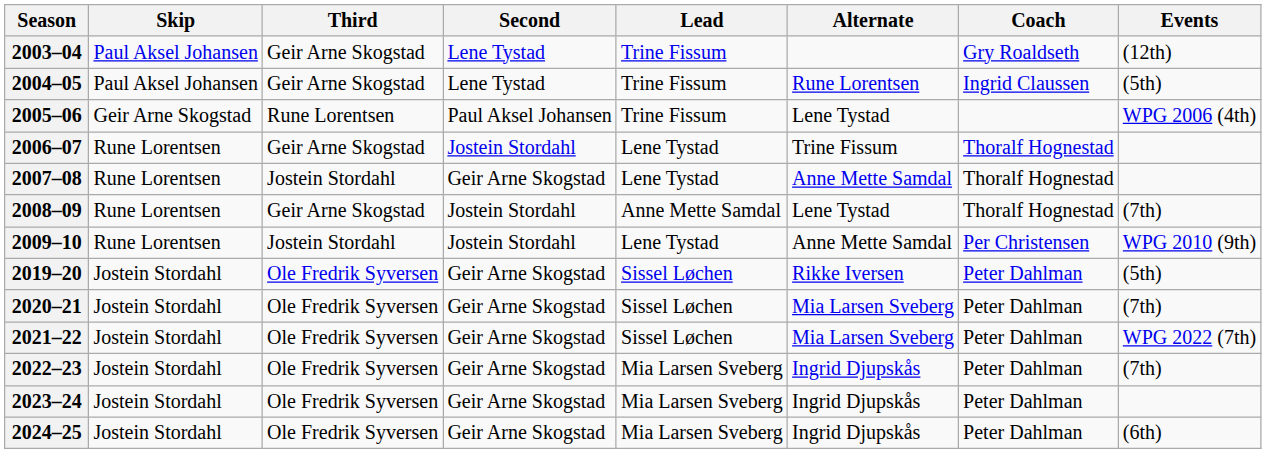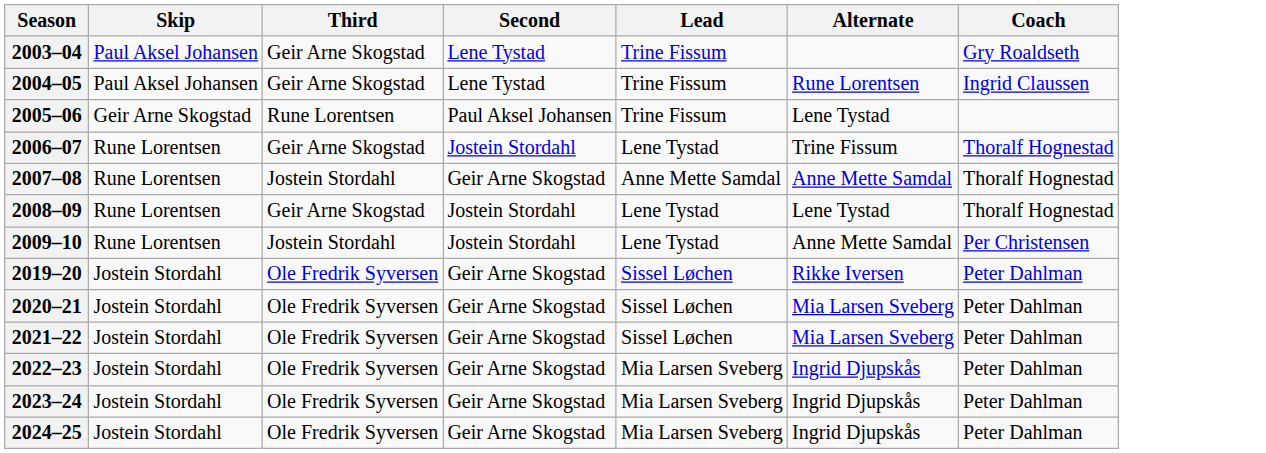- column: (1190, 20)
(670, 178) Lene Tystad -> (701, 178) Anne Mette Samdal
(701, 210) Anne Mette Samdal -> (670, 210) Lene Tystad
